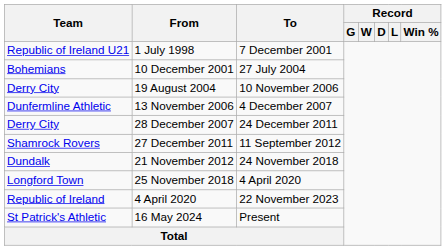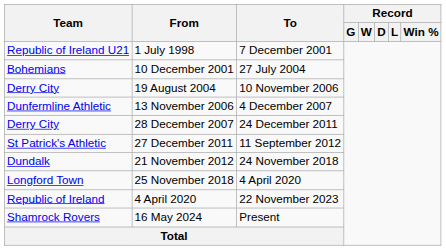(53, 143) Shamrock Rovers -> (57, 143) St Patrick's Athletic
(57, 217) St Patrick's Athletic -> (53, 217) Shamrock Rovers
